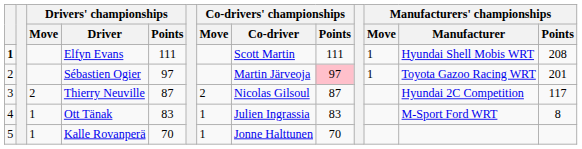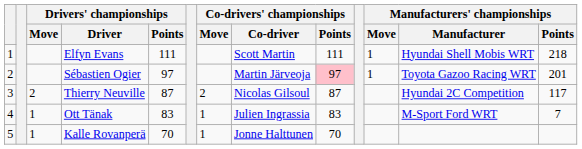(10, 54) bold -> (10, 54) normal
(558, 54) 208 -> (558, 54) 218
(558, 113) 8 -> (558, 113) 7
